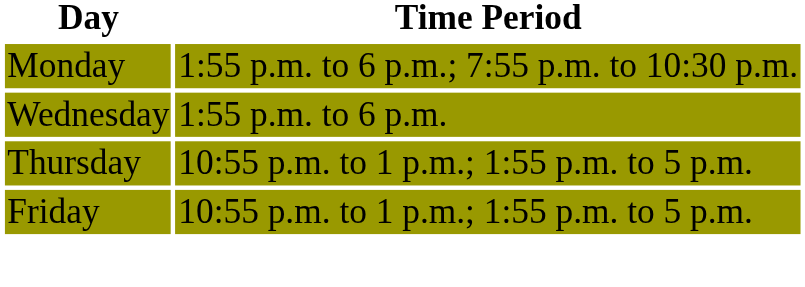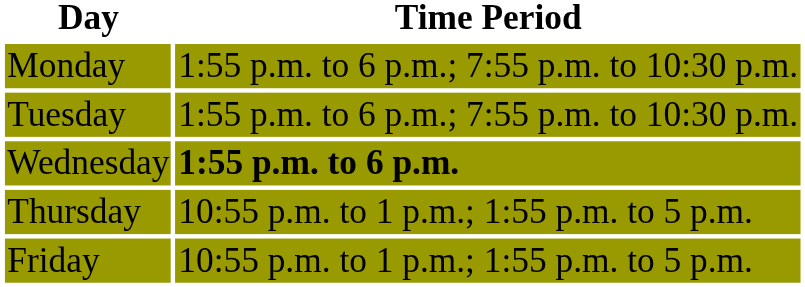+ row: (67, 114)
(313, 114) normal -> (319, 162) bold
